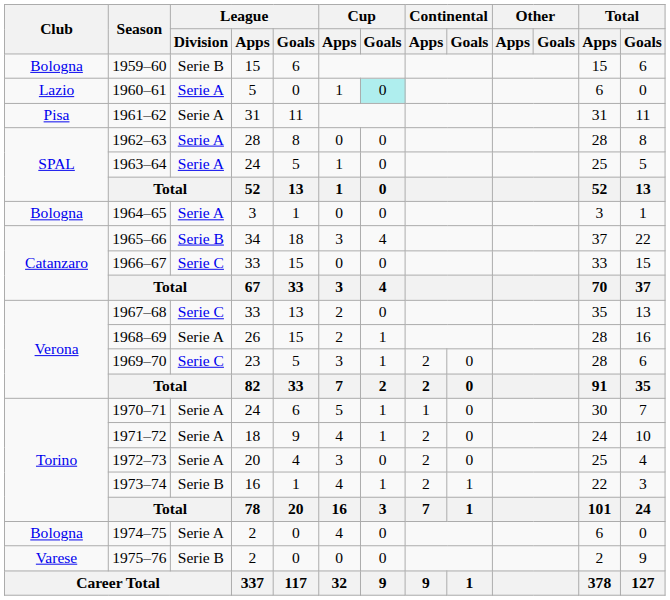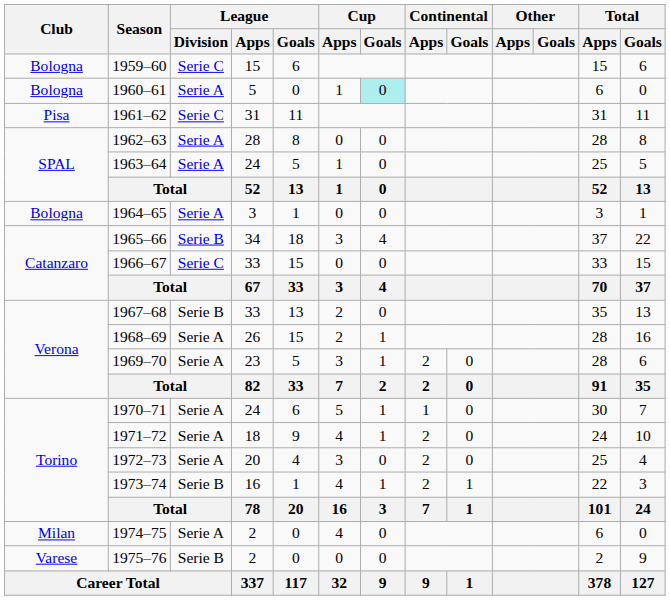(201, 66) Serie B -> (201, 66) Serie C
(57, 90) Lazio -> (57, 90) Bologna
(201, 115) Serie A -> (201, 115) Serie C
(201, 312) Serie C -> (201, 312) Serie B
(201, 361) Serie C -> (201, 361) Serie A
(57, 533) Bologna -> (57, 533) Milan
